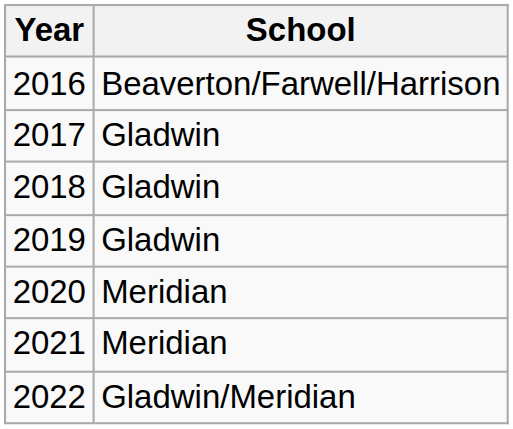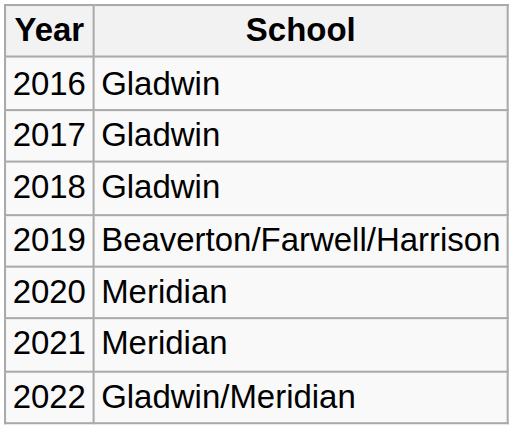(301, 82) Beaverton/Farwell/Harrison -> (161, 82) Gladwin
(161, 239) Gladwin -> (301, 239) Beaverton/Farwell/Harrison
